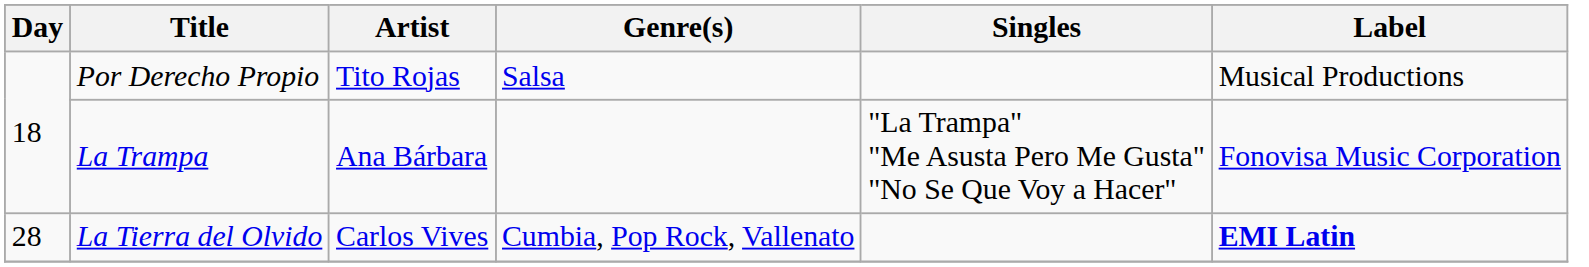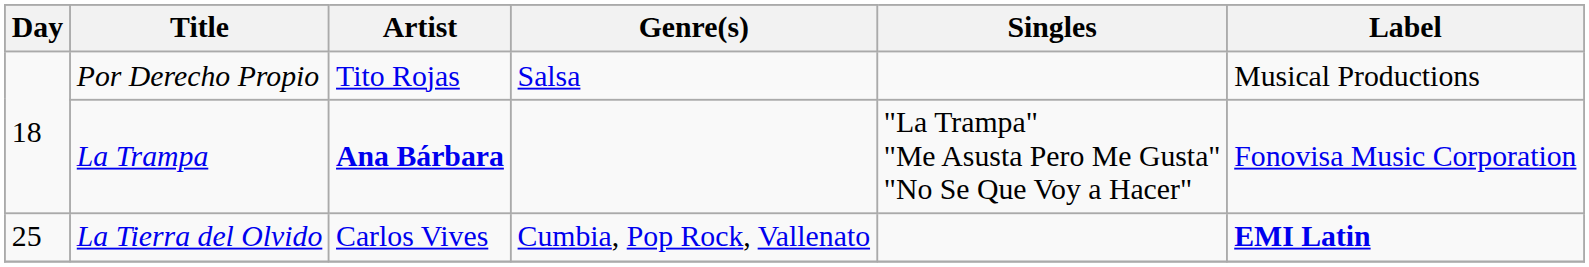(412, 155) normal -> (420, 155) bold
(27, 236) 28 -> (27, 236) 25
